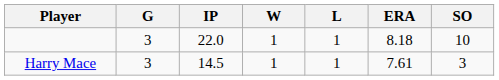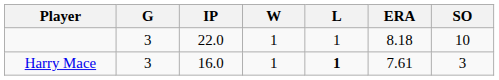(211, 63) 14.5 -> (211, 63) 16.0
(337, 63) normal -> (337, 63) bold
